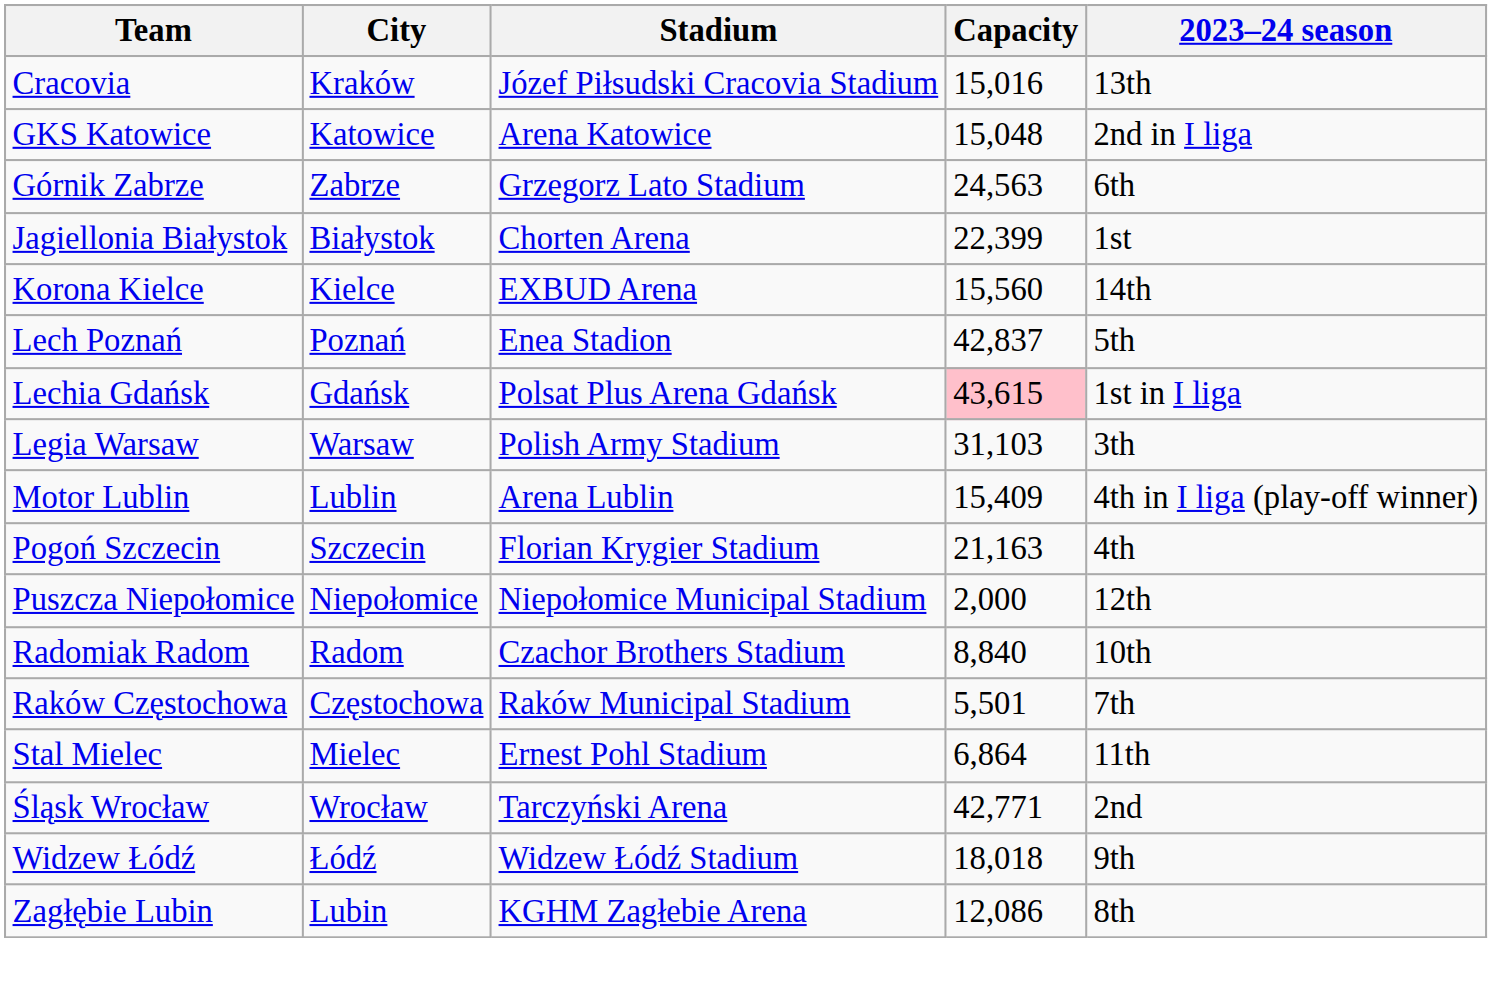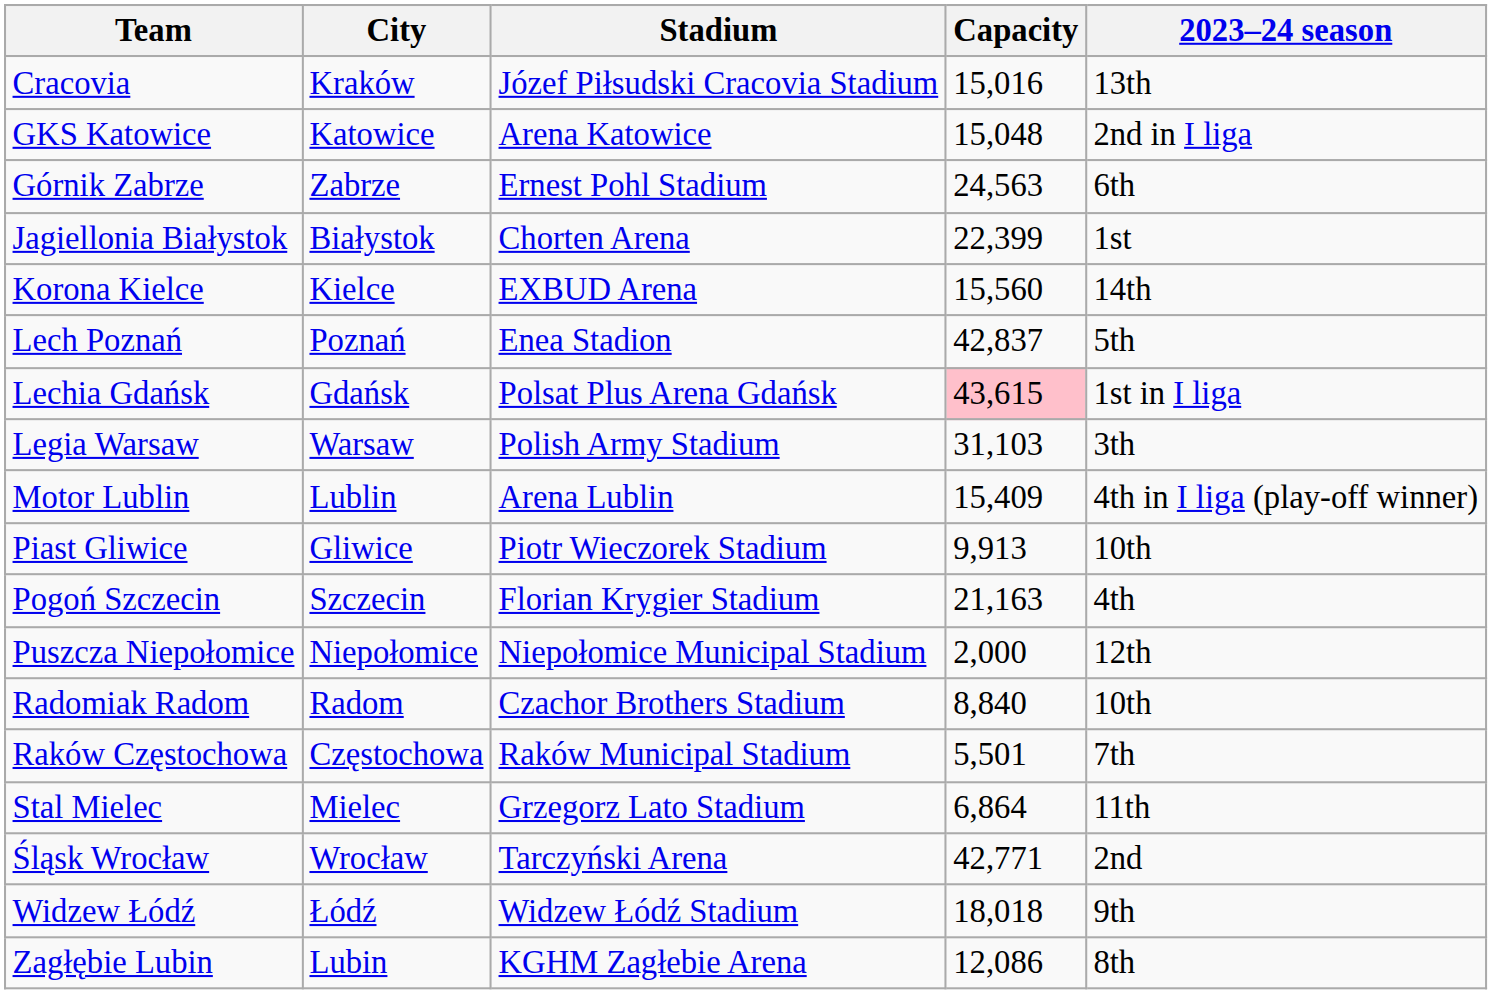(652, 185) Grzegorz Lato Stadium -> (633, 185) Ernest Pohl Stadium
+ row: (100, 548)
(633, 755) Ernest Pohl Stadium -> (652, 806) Grzegorz Lato Stadium
